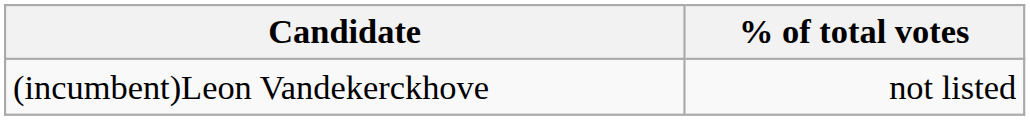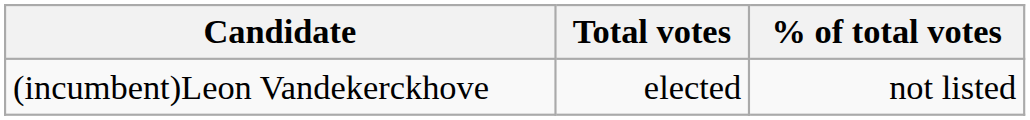+ column: (652, 31)
